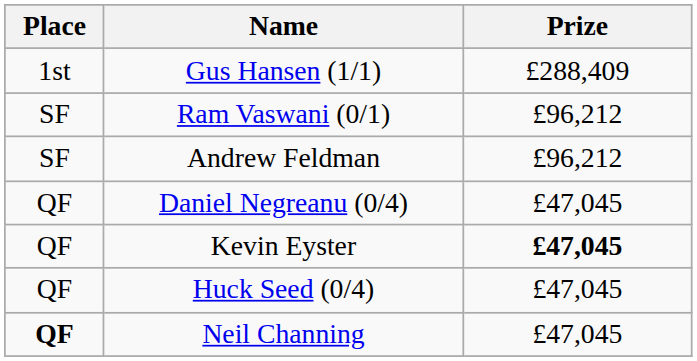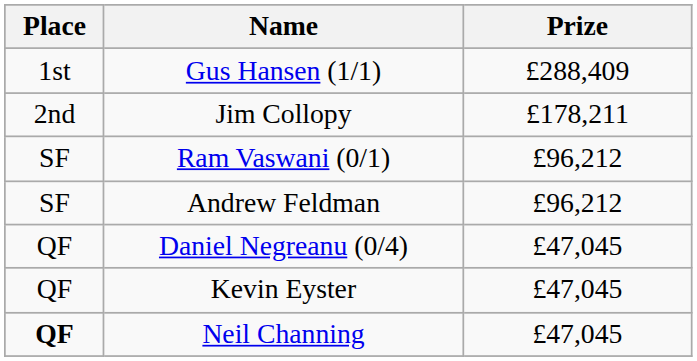+ row: (284, 114)
(577, 245) bold -> (577, 289) normal
- row: (284, 289)
